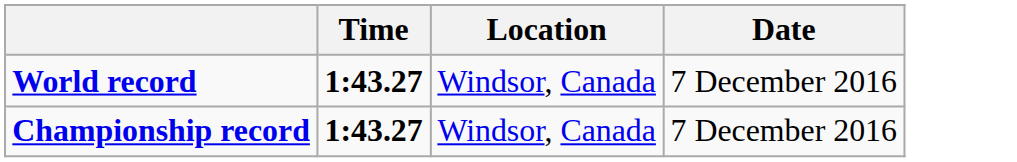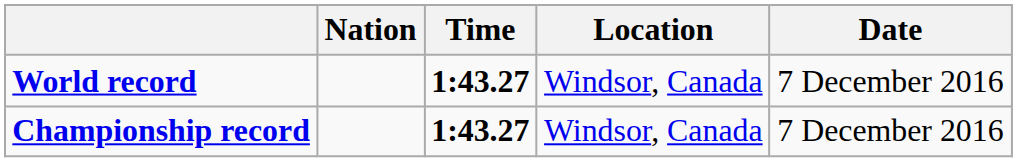+ column: (371, 29)
